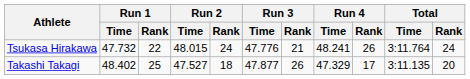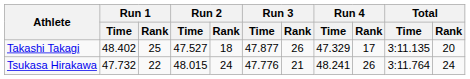rows swapped: (43, 66) <-> (52, 49)
